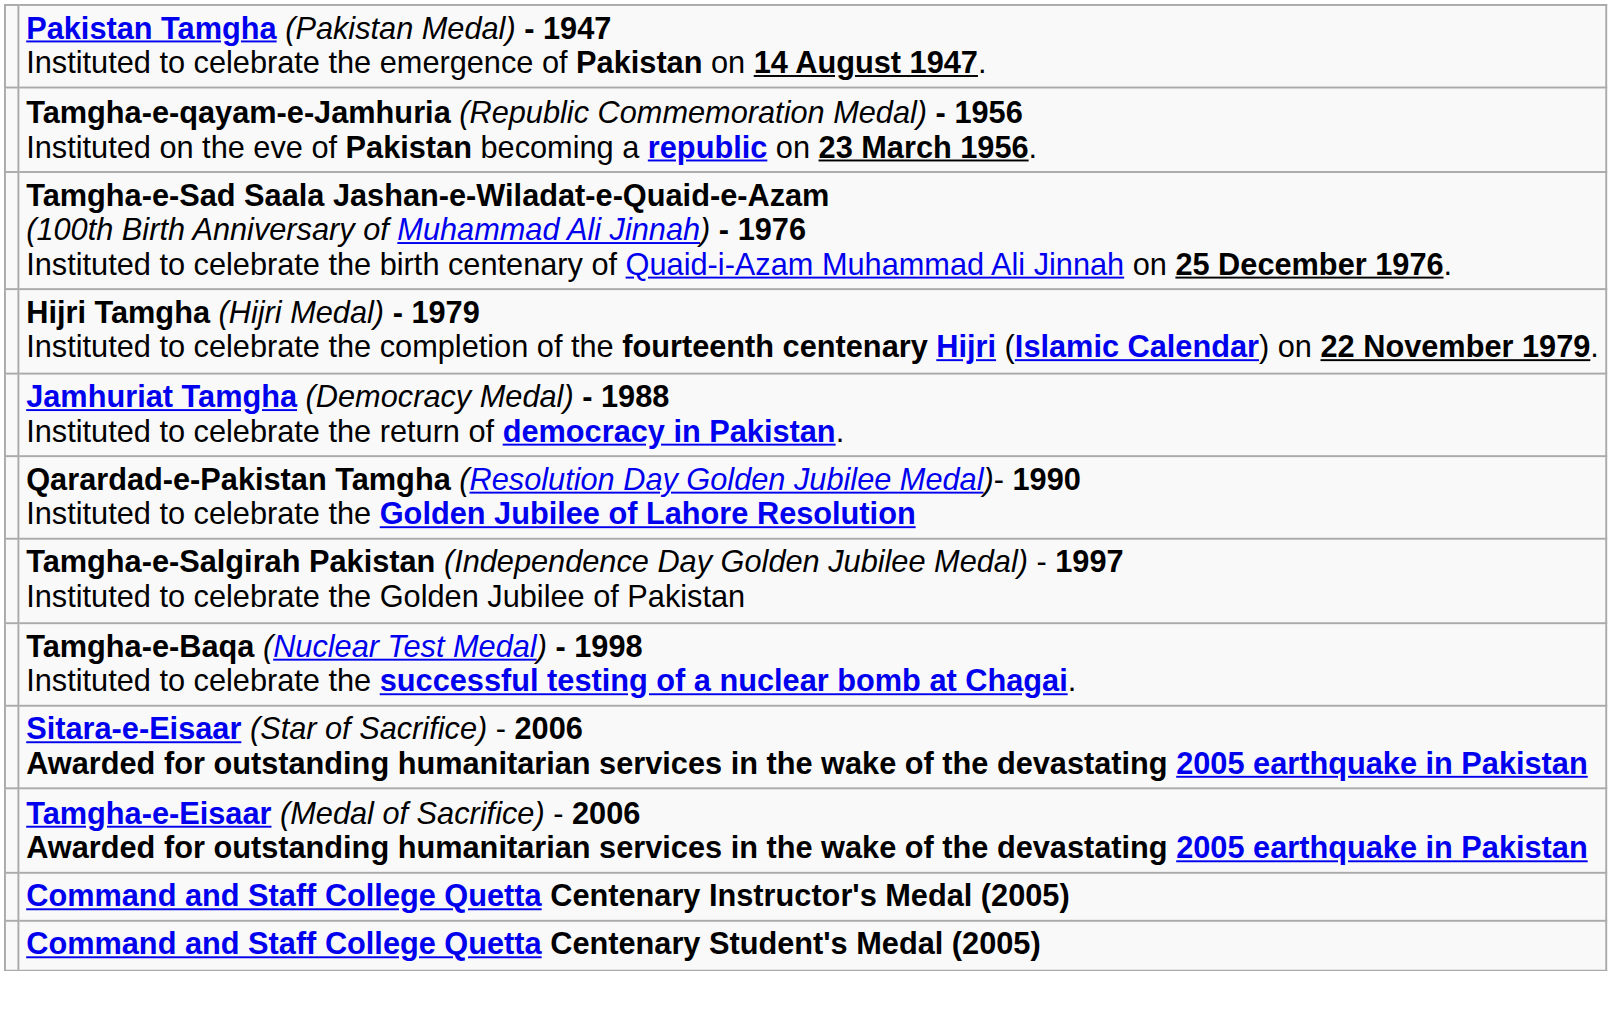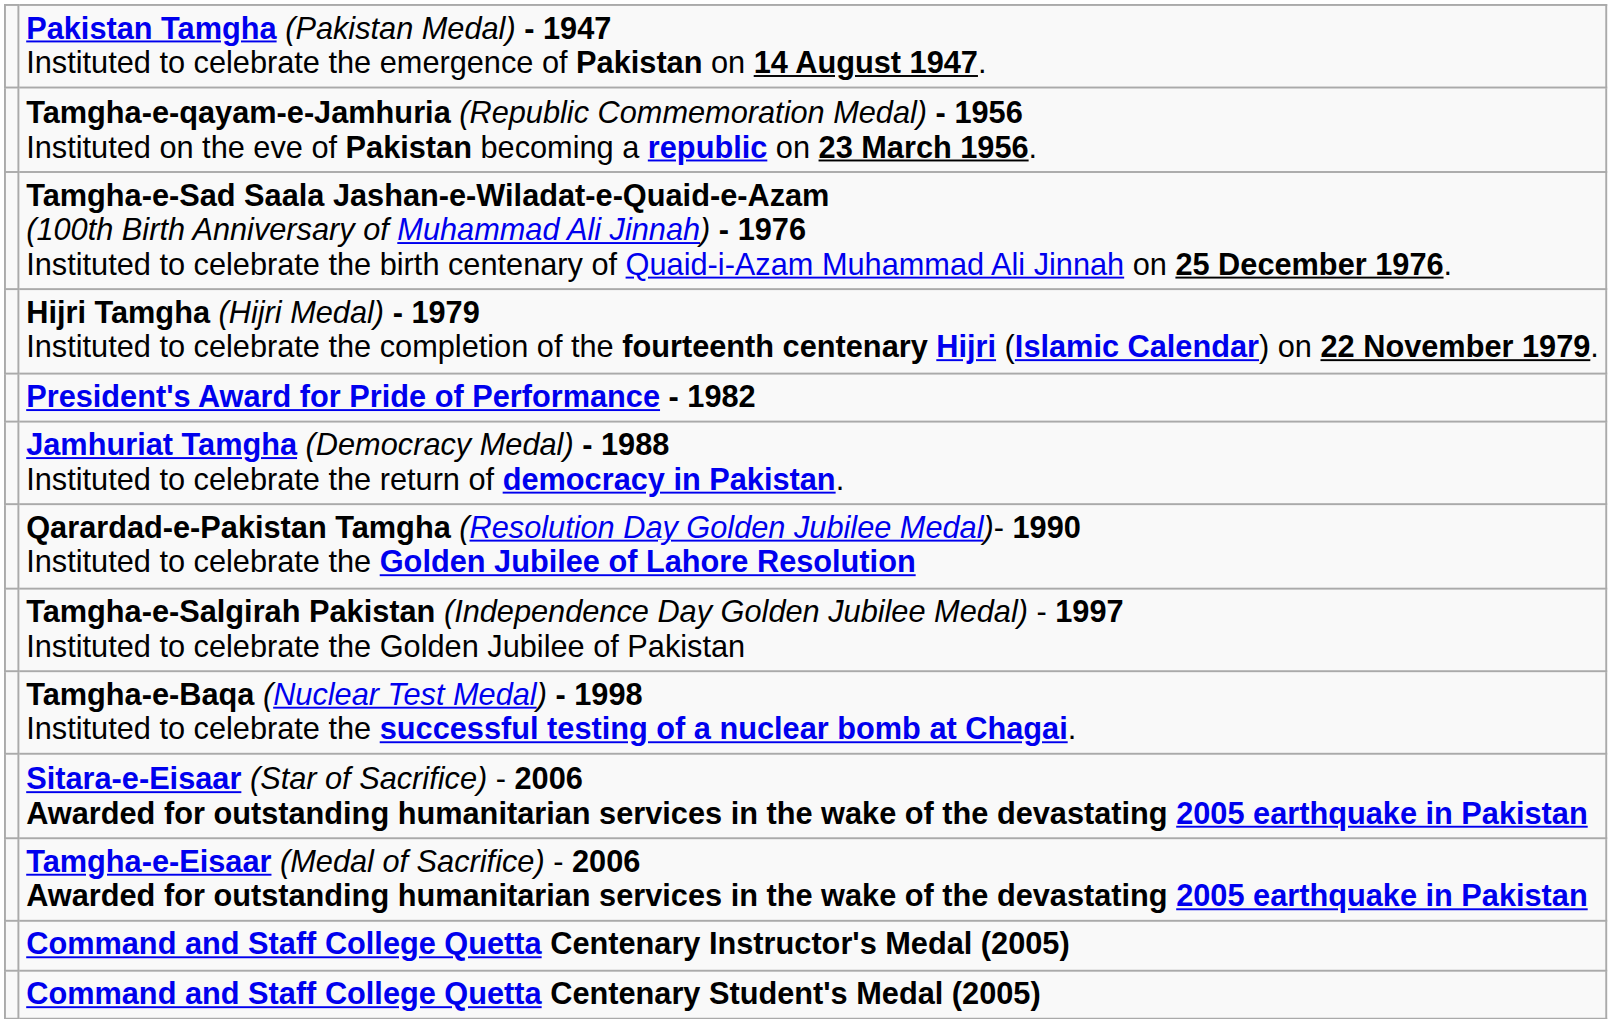+ row: (391, 396)
